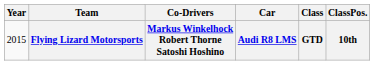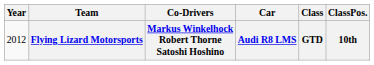(16, 40) 2015 -> (16, 40) 2012
